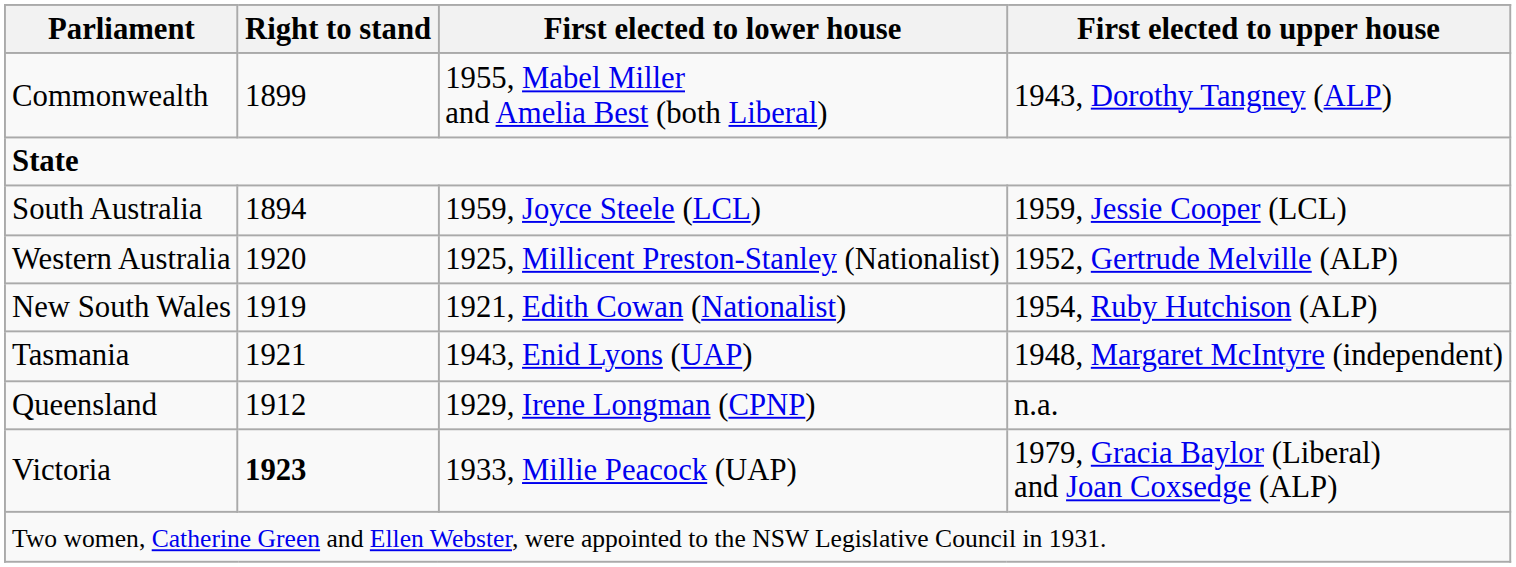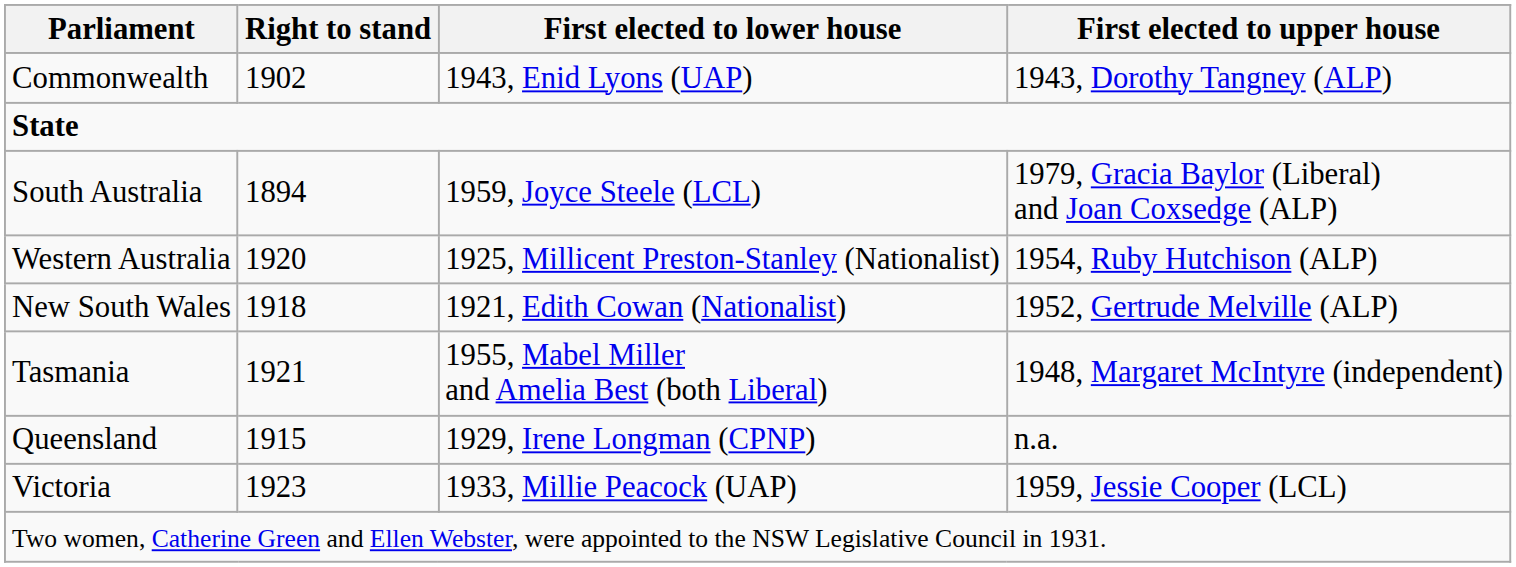(276, 94) 1899 -> (276, 77) 1902
(636, 94) 1955, Mabel Miller and Amelia Best (both Liberal) -> (599, 77) 1943, Enid Lyons (UAP)
(1180, 209) 1959, Jessie Cooper (LCL) -> (1197, 192) 1979, Gracia Baylor (Liberal) and Joan Coxsedge (ALP)
(1206, 258) 1952, Gertrude Melville (ALP) -> (1196, 258) 1954, Ruby Hutchison (ALP)
(276, 307) 1919 -> (276, 307) 1918
(1196, 307) 1954, Ruby Hutchison (ALP) -> (1206, 307) 1952, Gertrude Melville (ALP)
(599, 355) 1943, Enid Lyons (UAP) -> (636, 373) 1955, Mabel Miller and Amelia Best (both Liberal)
(276, 404) 1912 -> (276, 439) 1915
(276, 470) bold -> (276, 487) normal
(1197, 470) 1979, Gracia Baylor (Liberal) and Joan Coxsedge (ALP) -> (1180, 487) 1959, Jessie Cooper (LCL)
